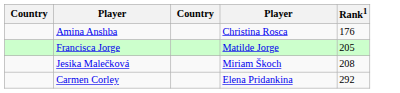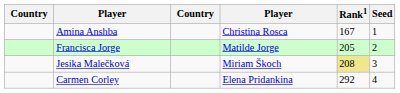+ column: (382, 13)
(347, 31) 176 -> (347, 31) 167
(347, 64) no background -> (347, 64) khaki background
